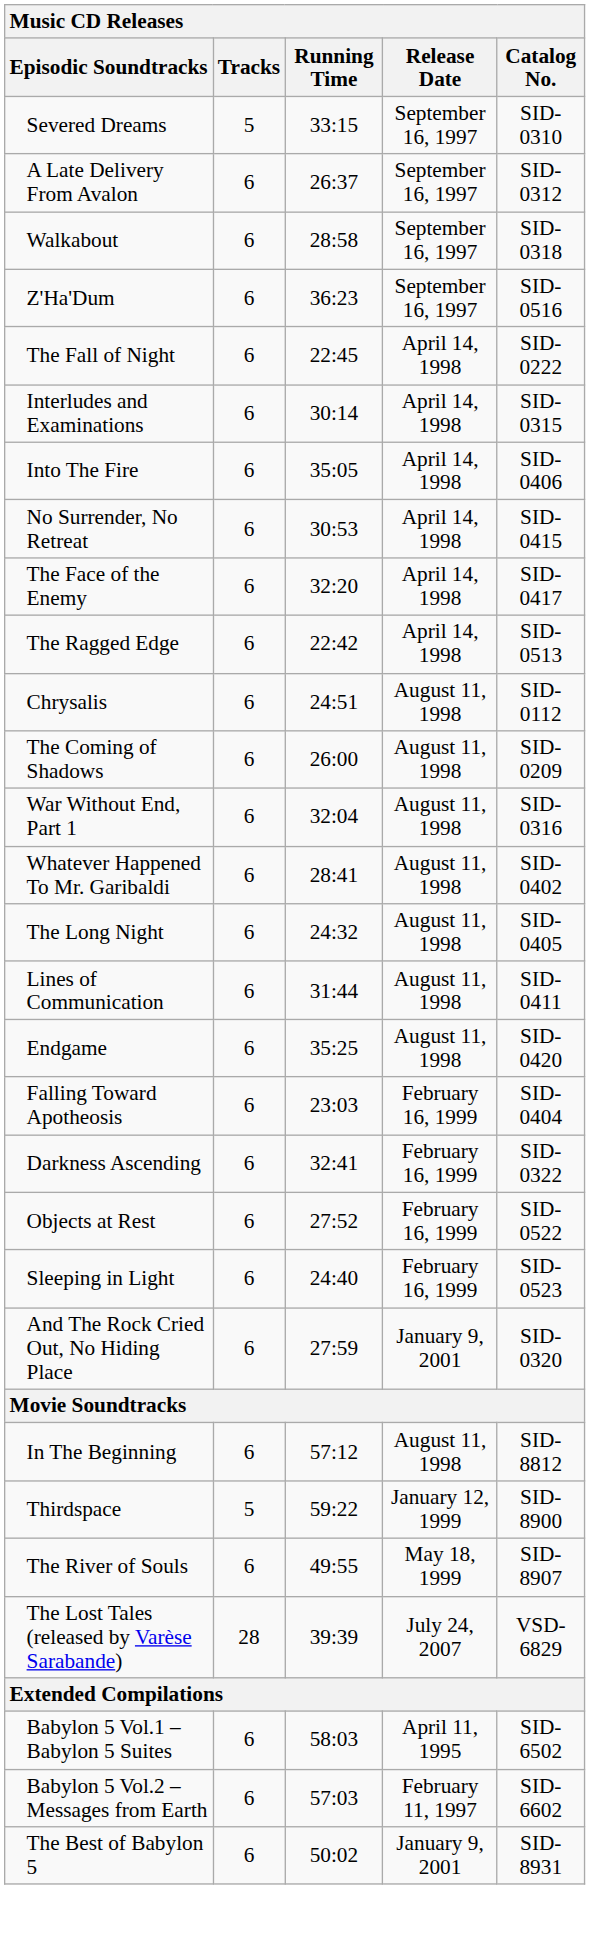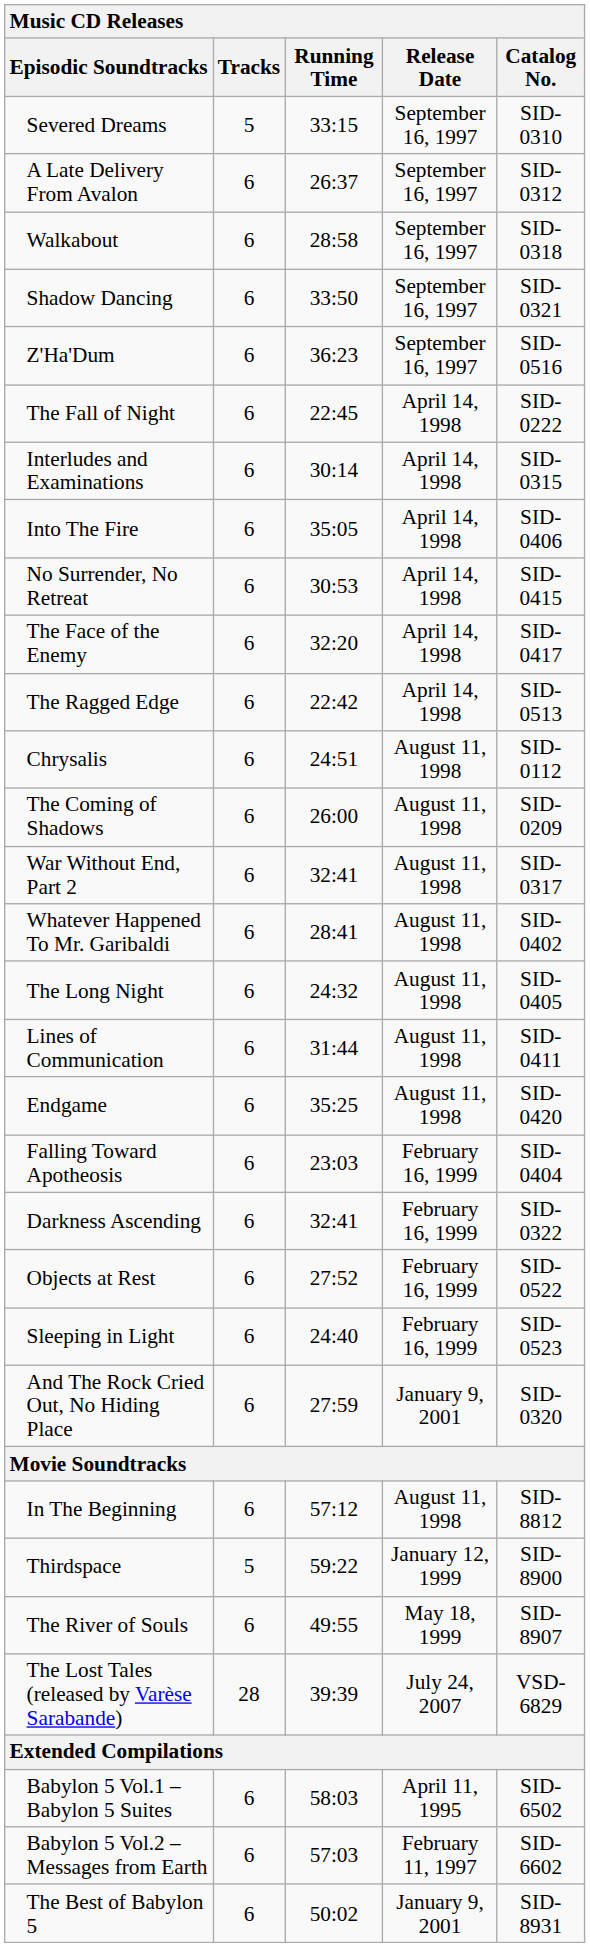+ row: (100, 297)
- row: (103, 817)
+ row: (103, 874)
